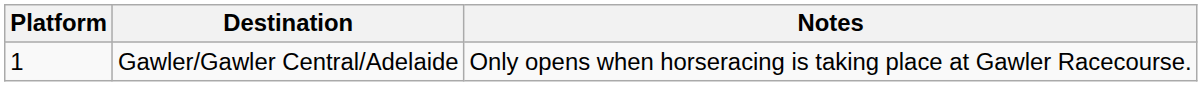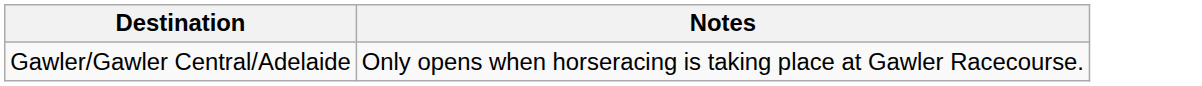- column: (59, 23)
